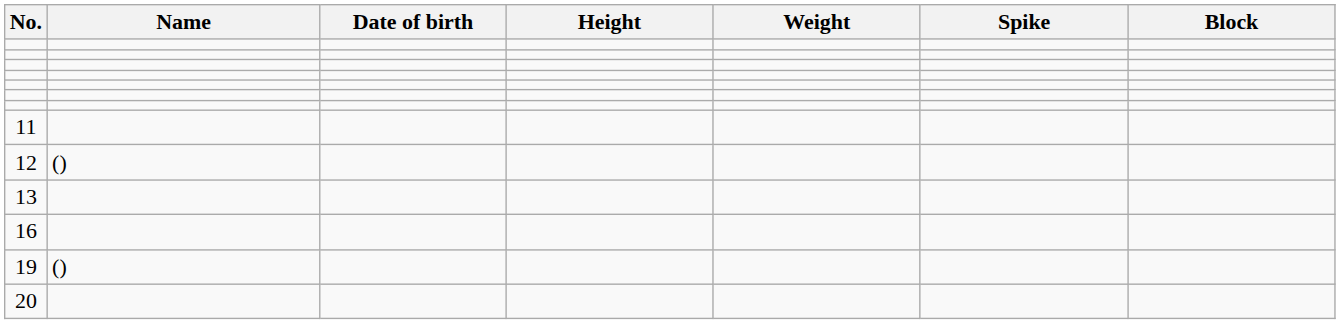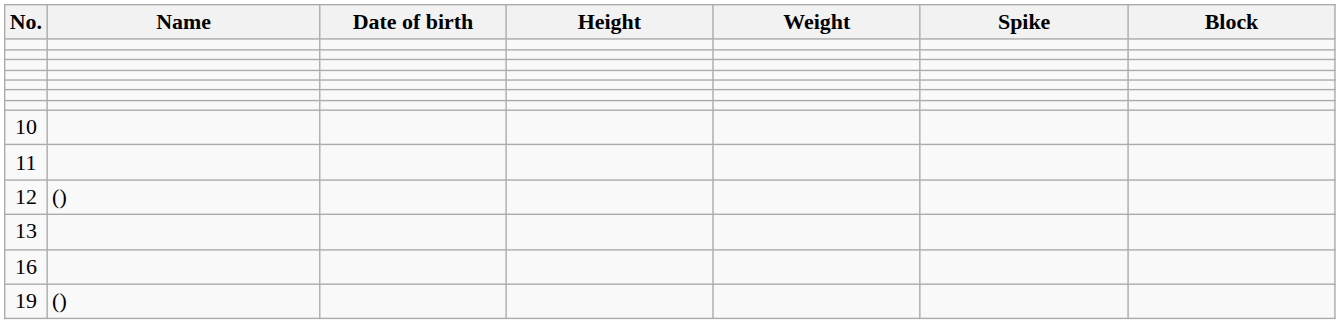+ row: (26, 127)
- row: (26, 301)
